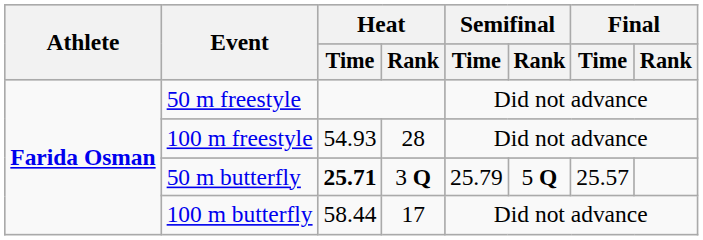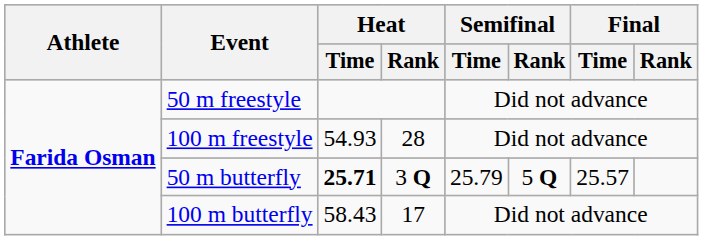(350, 215) 58.44 -> (350, 215) 58.43
